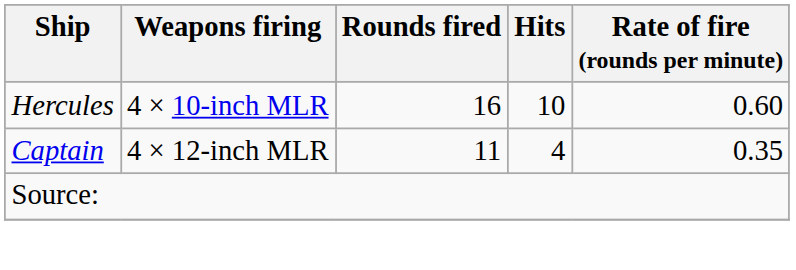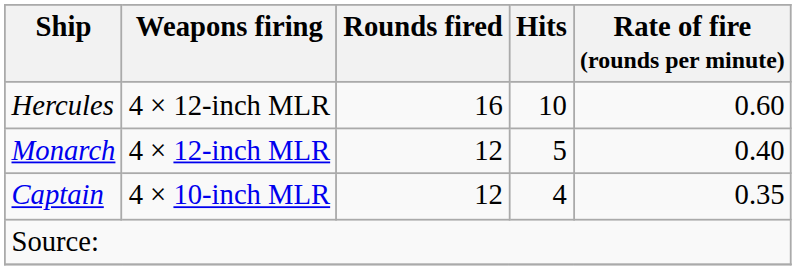(228, 104) 4 × 10-inch MLR -> (229, 104) 4 × 12-inch MLR
+ row: (63, 150)
(228, 150) 4 × 12-inch MLR -> (229, 195) 4 × 10-inch MLR
(487, 150) 11 -> (488, 195) 12
